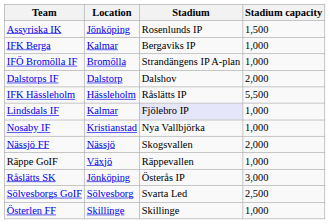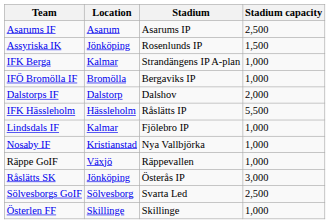+ row: (31, 29)
(169, 45) Bergaviks IP -> (191, 62) Strandängens IP A-plan
(191, 62) Strandängens IP A-plan -> (169, 78) Bergaviks IP
(165, 111) lavender background -> (165, 128) no background
- row: (28, 144)
